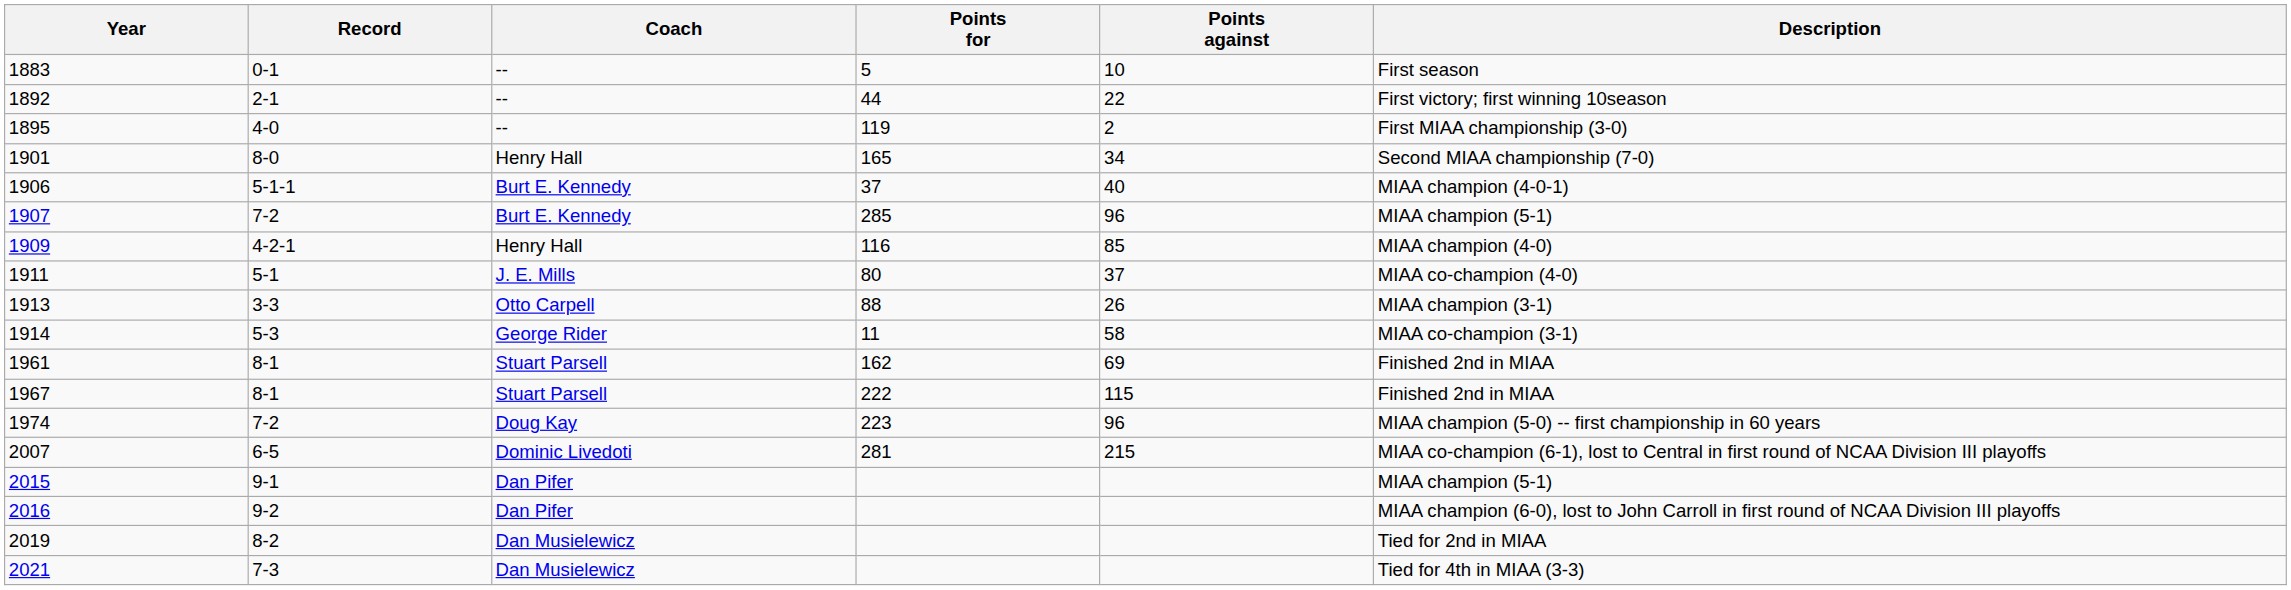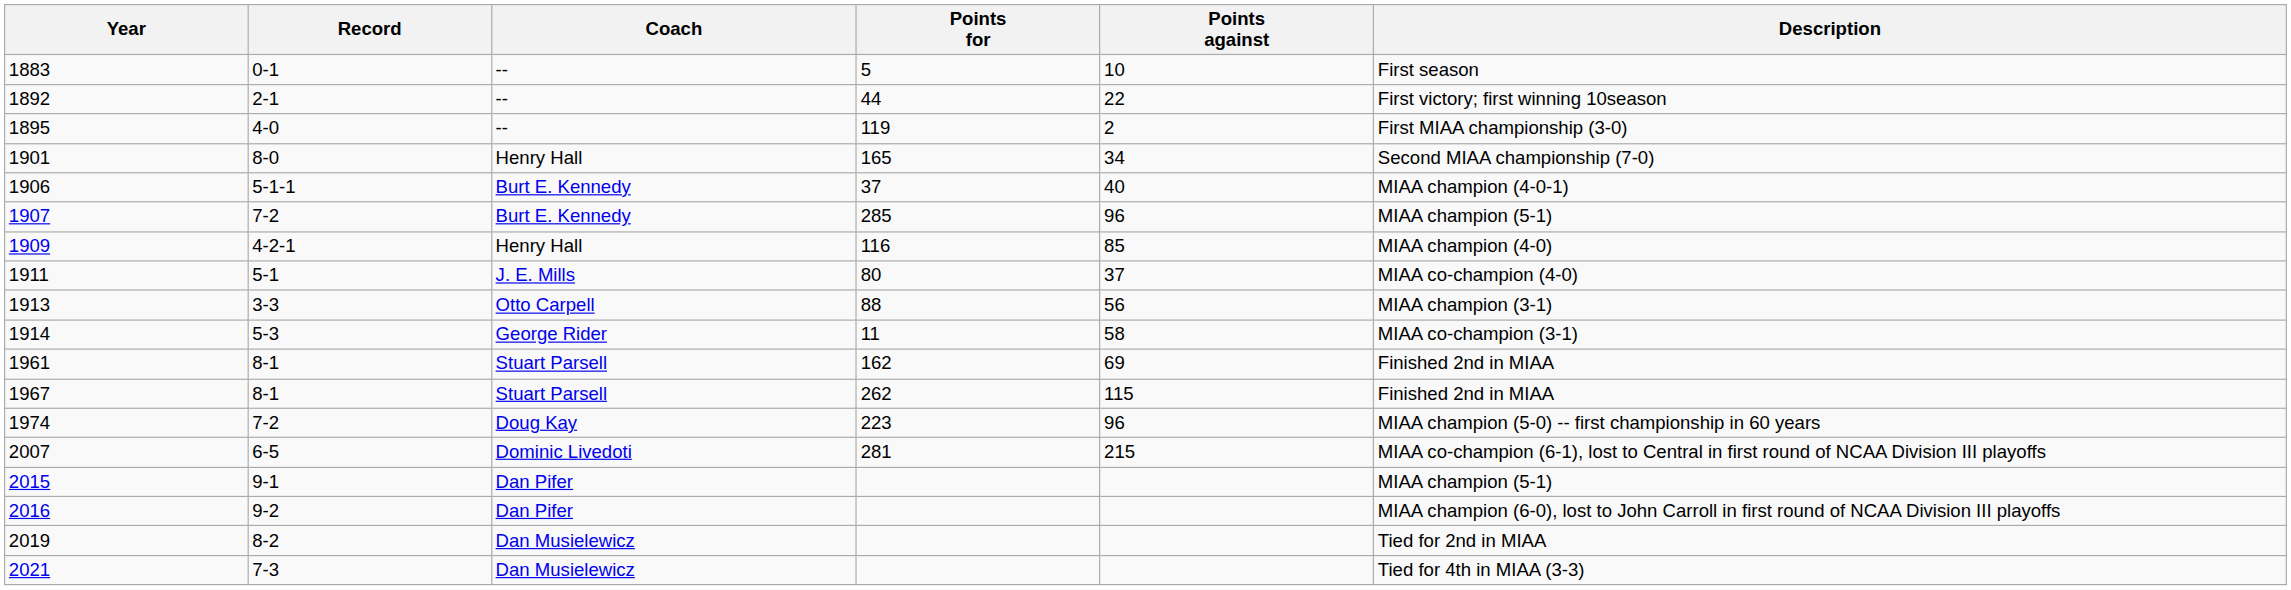(1114, 305) 26 -> (1114, 305) 56
(876, 393) 222 -> (876, 393) 262
